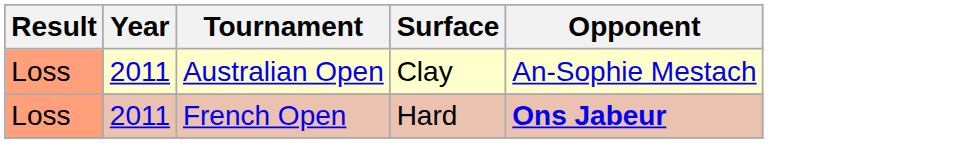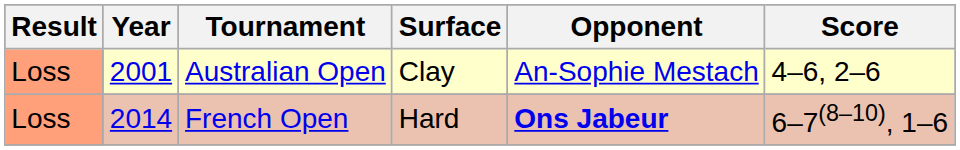+ column: (860, 26)
(140, 71) 2011 -> (141, 71) 2001
(140, 115) 2011 -> (141, 119) 2014
